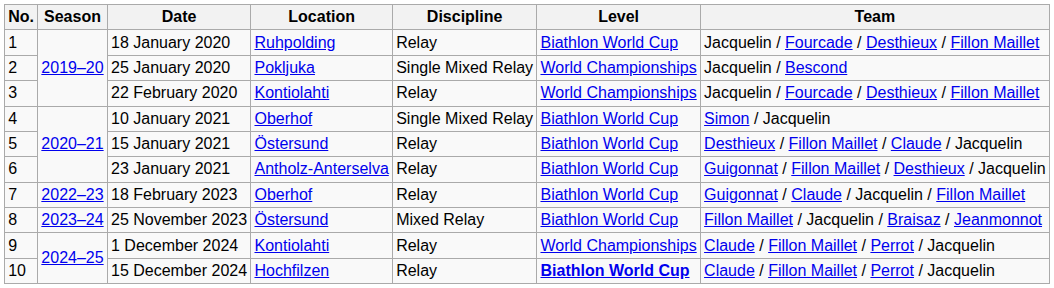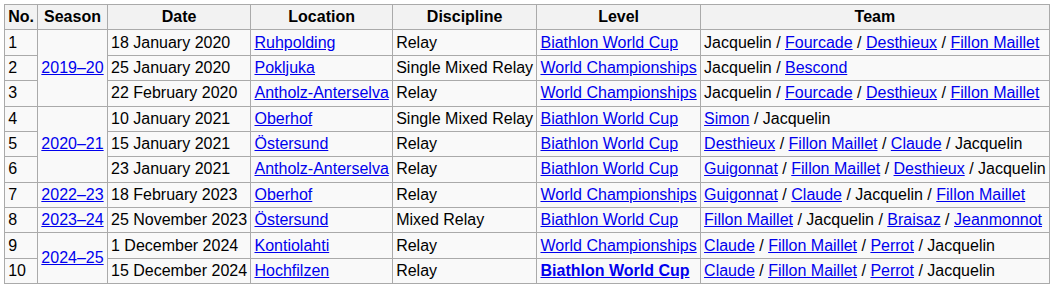(292, 93) Kontiolahti -> (322, 93) Antholz-Anterselva
(609, 194) Biathlon World Cup -> (619, 194) World Championships
